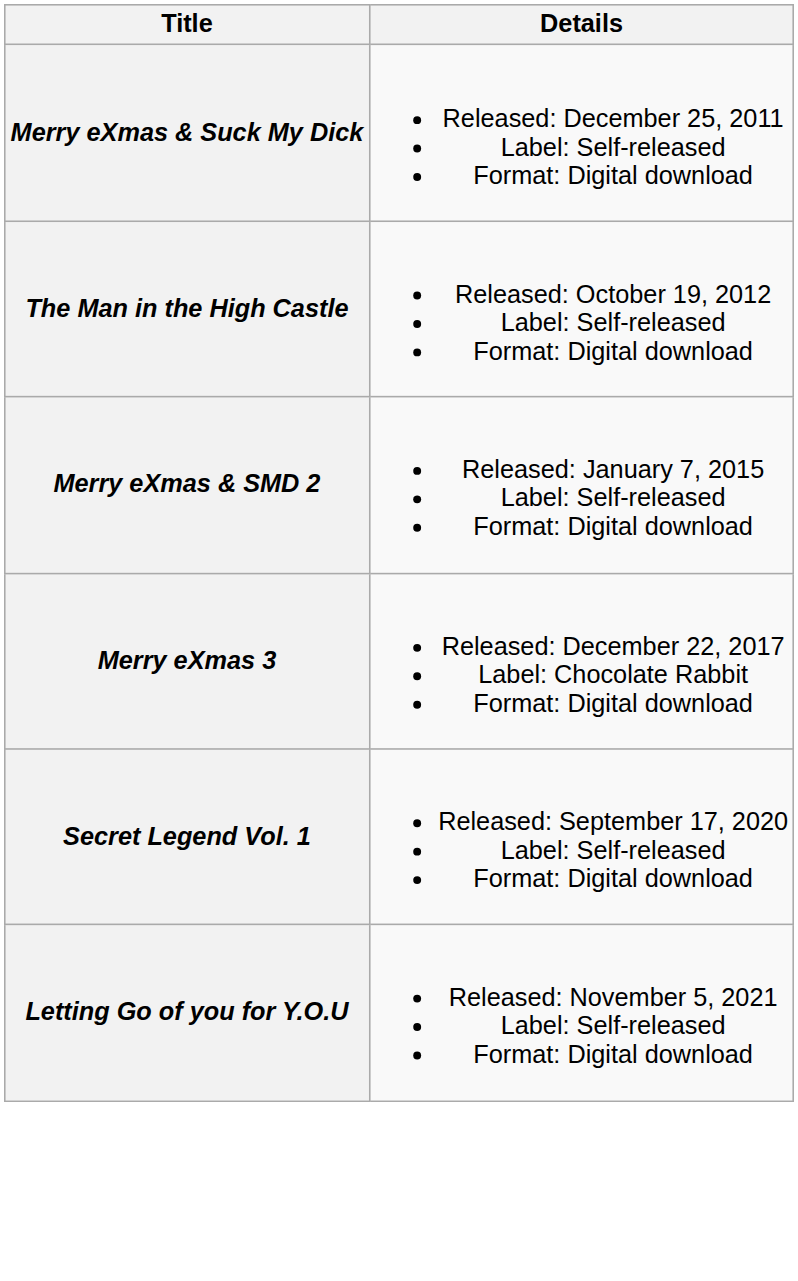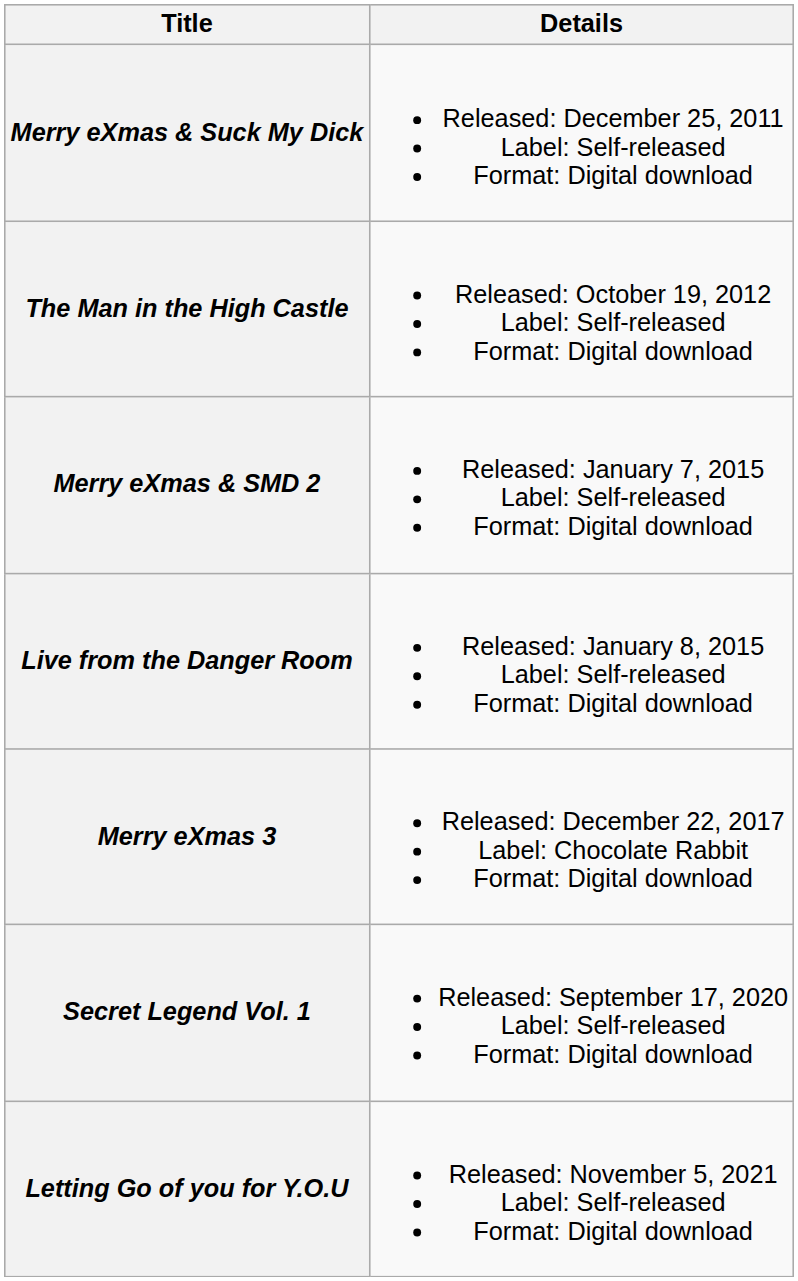+ row: (187, 660)
